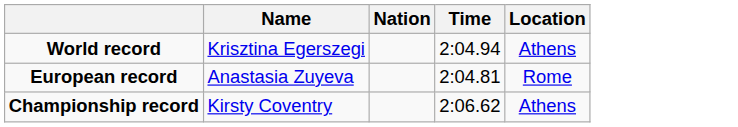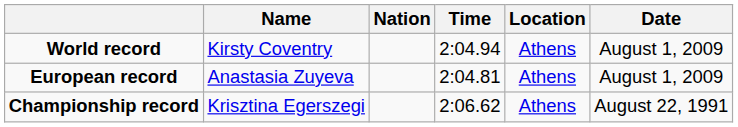+ column: (661, 19)
(286, 48) Krisztina Egerszegi -> (270, 48) Kirsty Coventry
(547, 77) Rome -> (547, 77) Athens
(270, 106) Kirsty Coventry -> (286, 106) Krisztina Egerszegi
